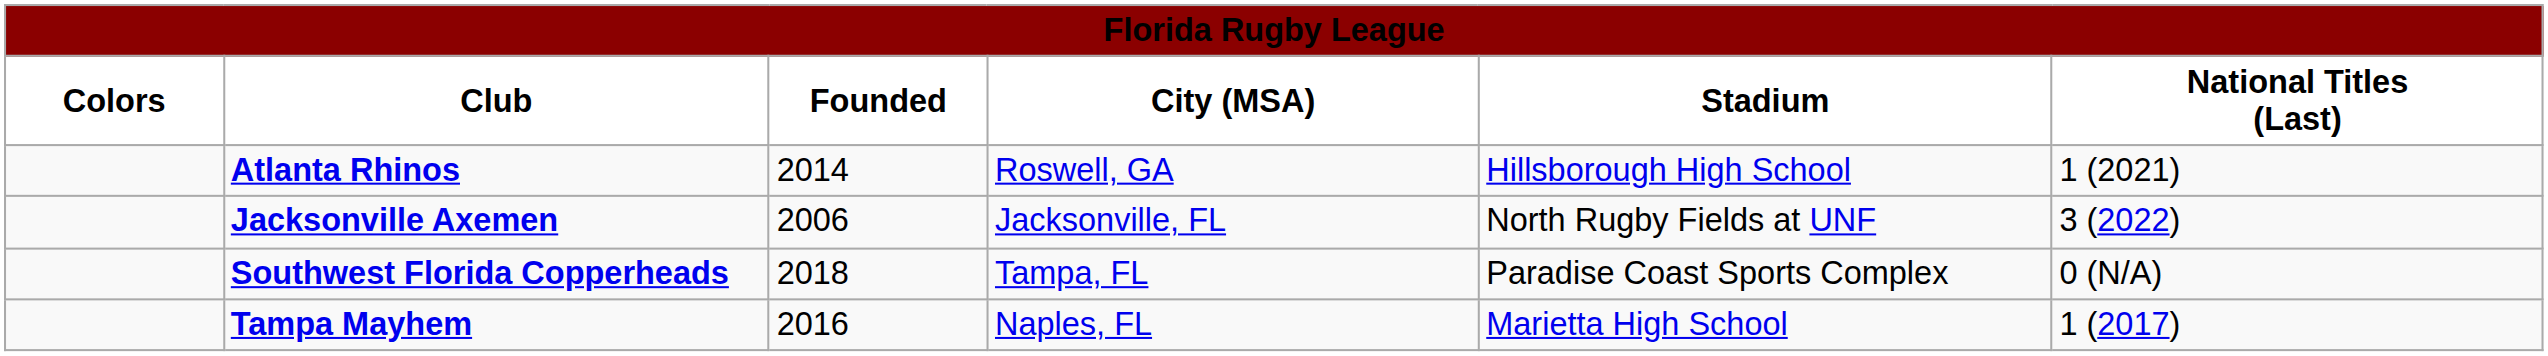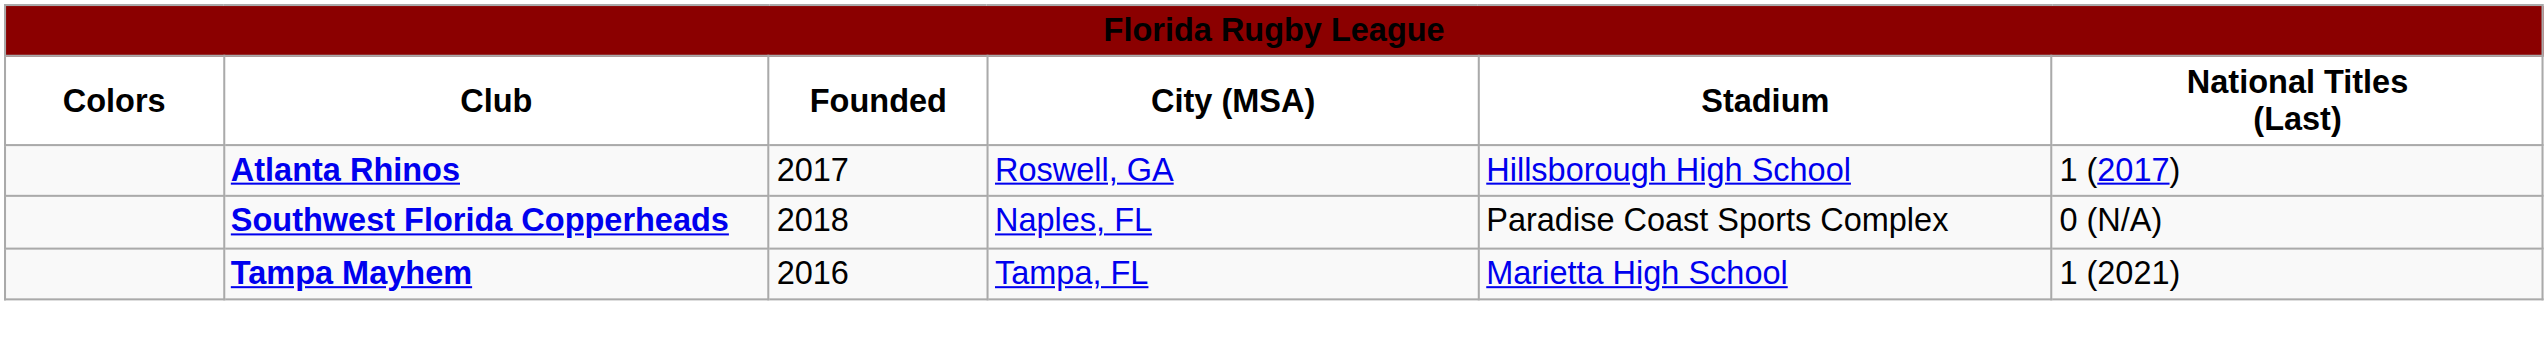(813, 169) 2014 -> (813, 169) 2017
(2120, 169) 1 (2021) -> (2120, 169) 1 (2017)
- row: (395, 221)
(1072, 272) Tampa, FL -> (1074, 221) Naples, FL
(1074, 324) Naples, FL -> (1072, 272) Tampa, FL
(2120, 324) 1 (2017) -> (2120, 272) 1 (2021)
